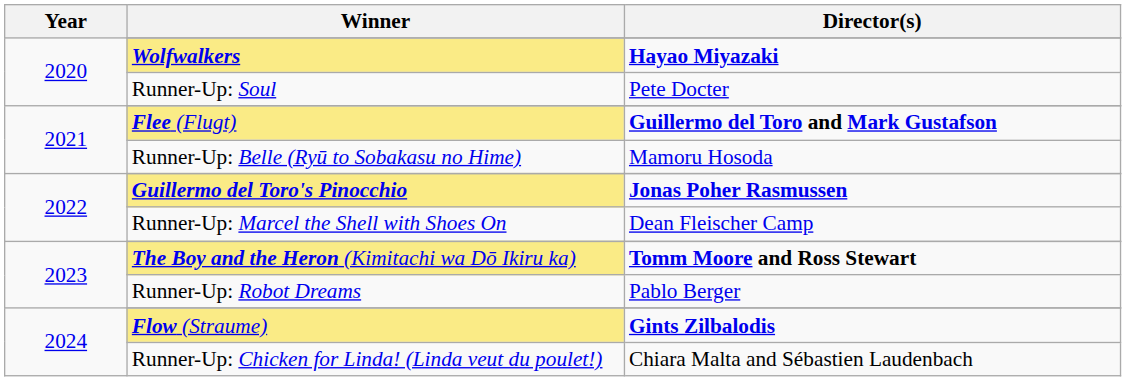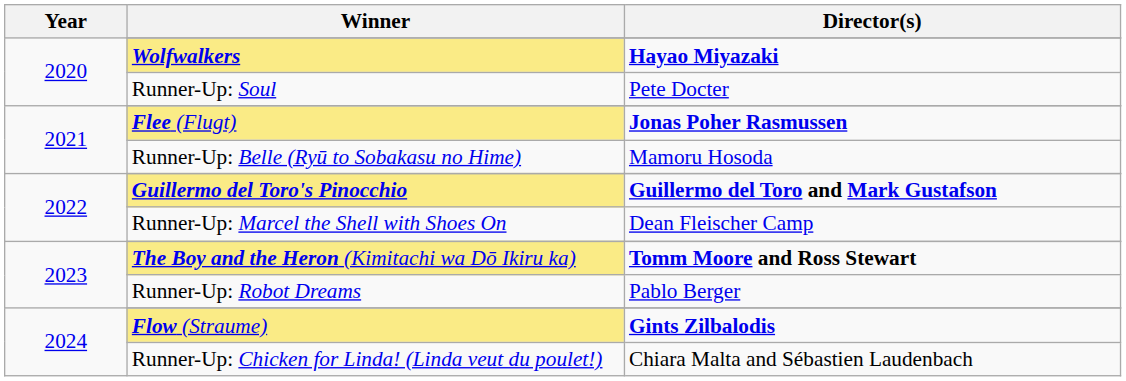(813, 122) Guillermo del Toro and Mark Gustafson -> (738, 122) Jonas Poher Rasmussen
(738, 190) Jonas Poher Rasmussen -> (813, 190) Guillermo del Toro and Mark Gustafson
